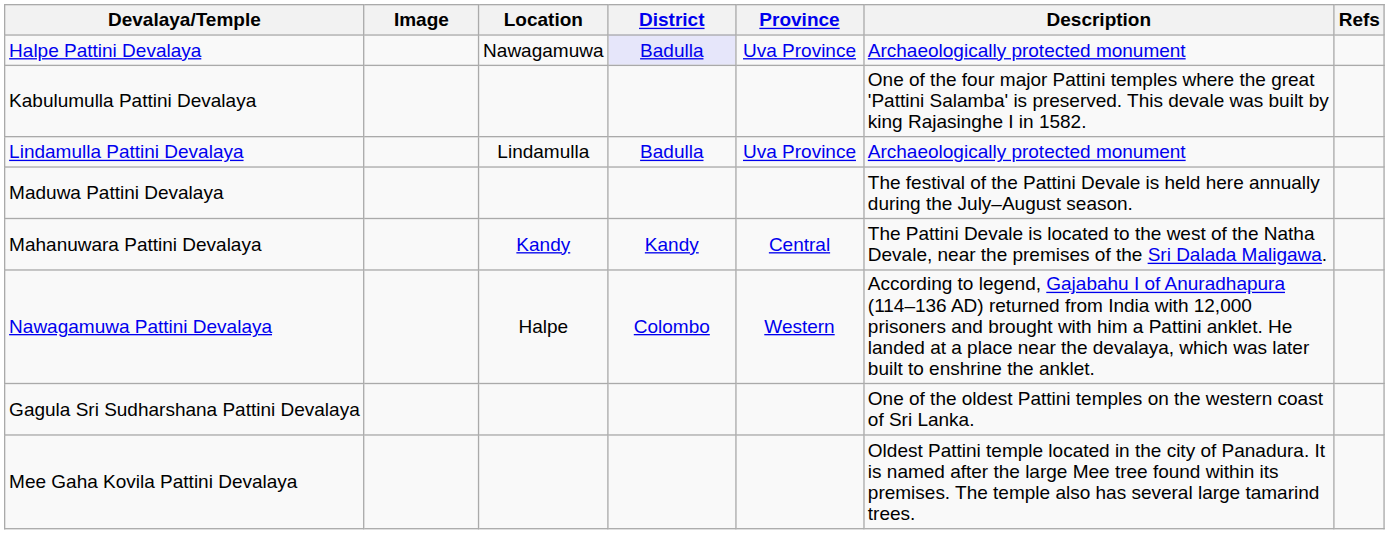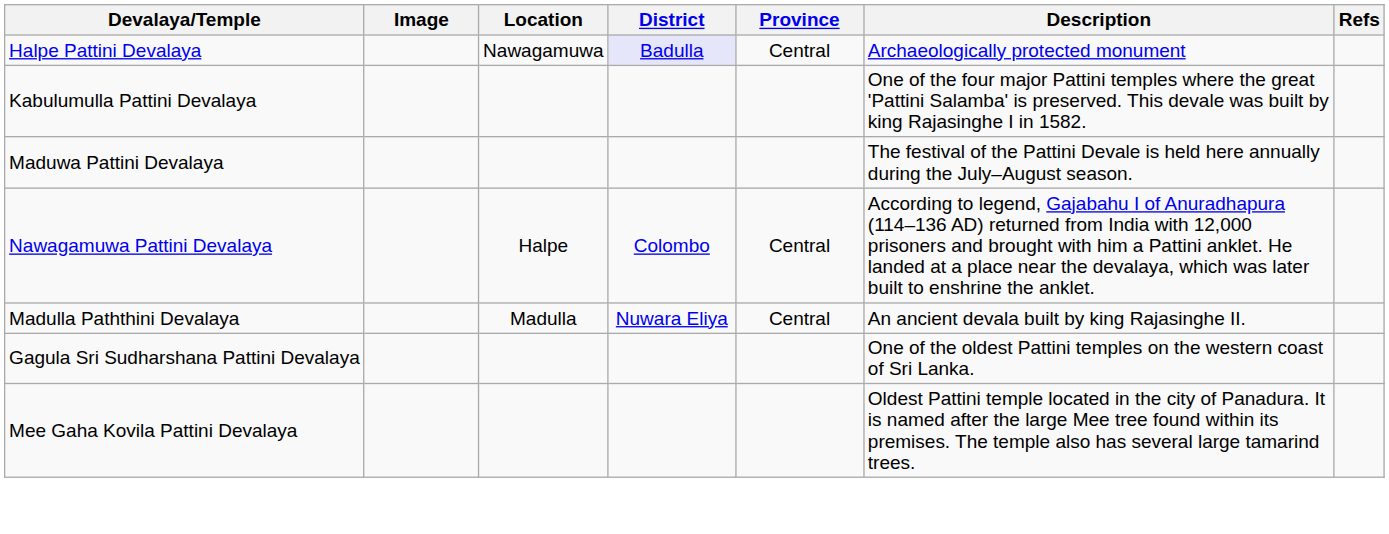(799, 50) Uva Province -> (799, 50) Central
- row: (126, 152)
- row: (135, 244)
(799, 327) Western -> (799, 246) Central
+ row: (124, 318)
